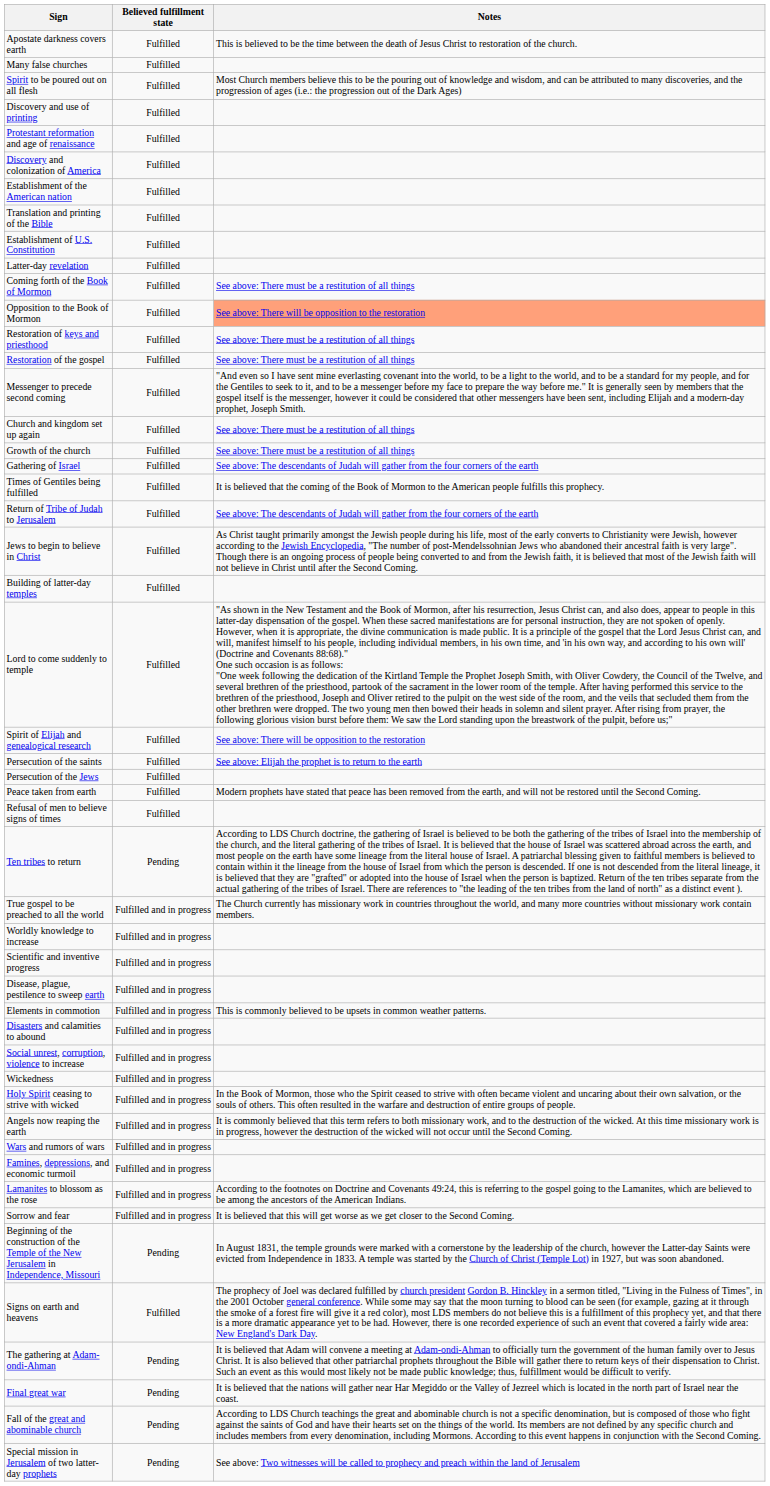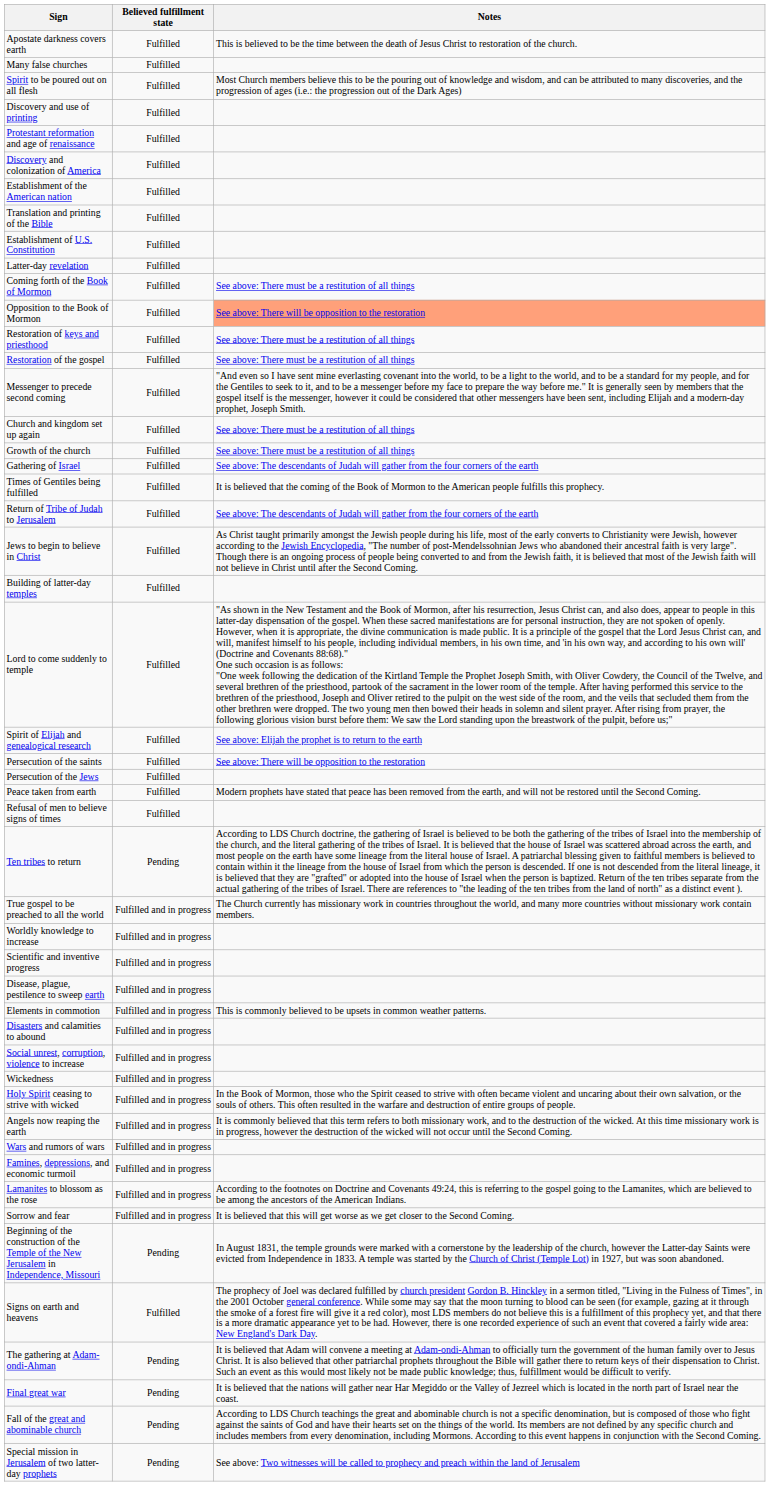(321, 740) See above: There will be opposition to the restoration -> (319, 740) See above: Elijah the prophet is to return to the earth
(319, 761) See above: Elijah the prophet is to return to the earth -> (321, 761) See above: There will be opposition to the restoration
